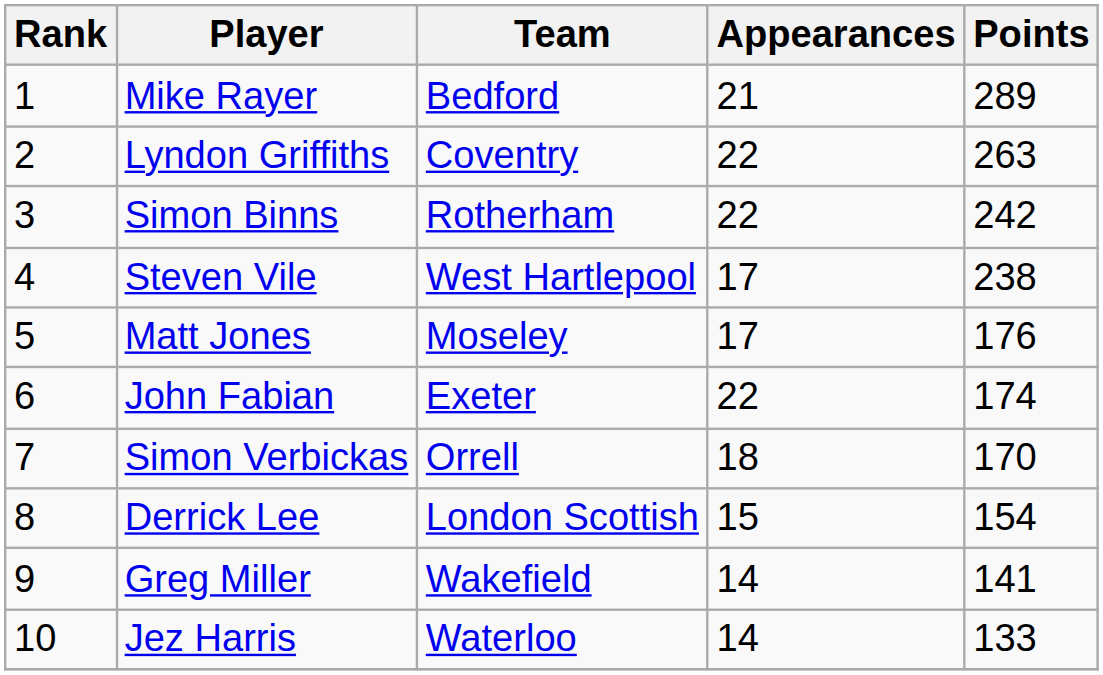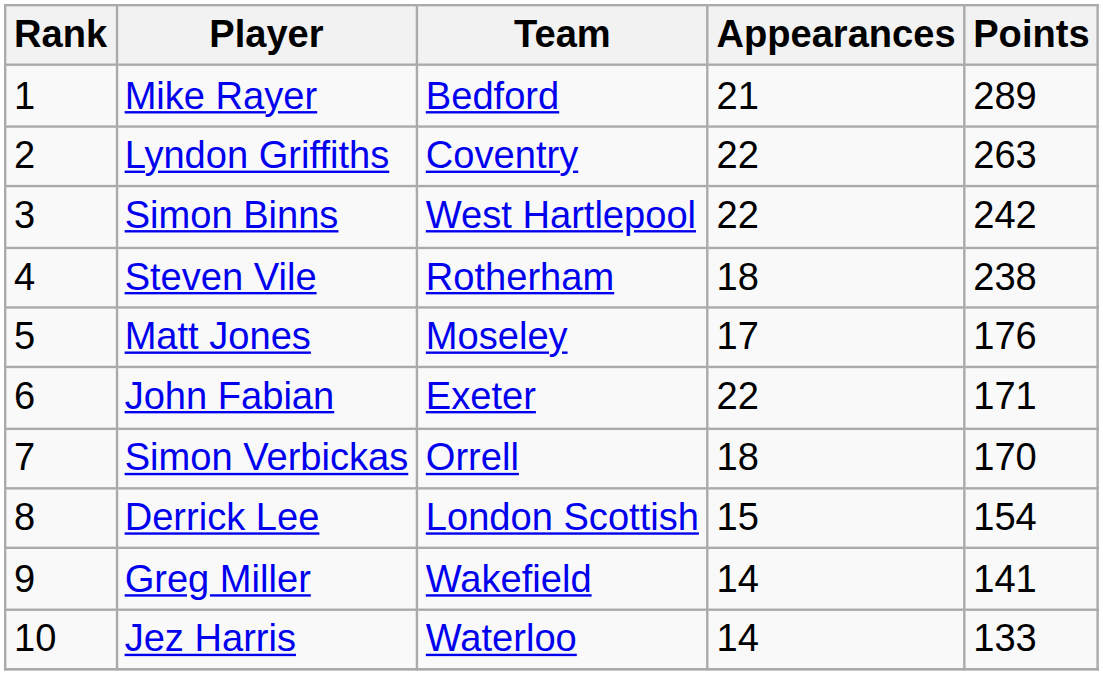(520, 215) Rotherham -> (561, 215) West Hartlepool
(561, 276) West Hartlepool -> (520, 276) Rotherham
(738, 276) 17 -> (738, 276) 18
(1005, 397) 174 -> (1005, 397) 171
